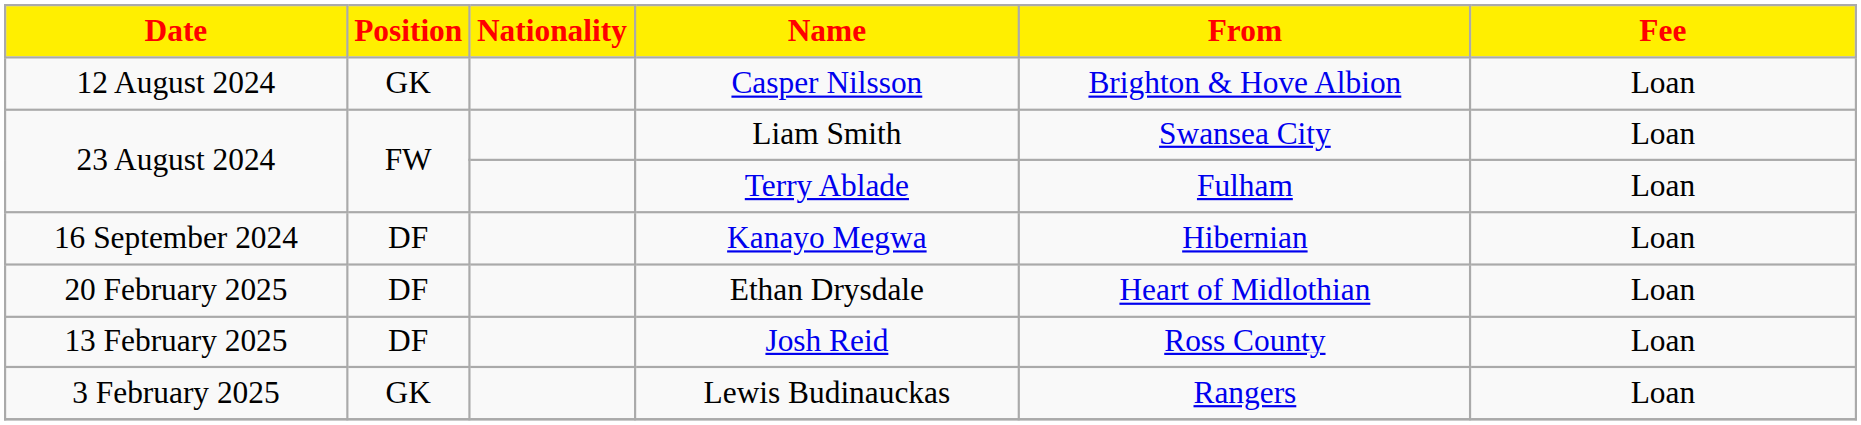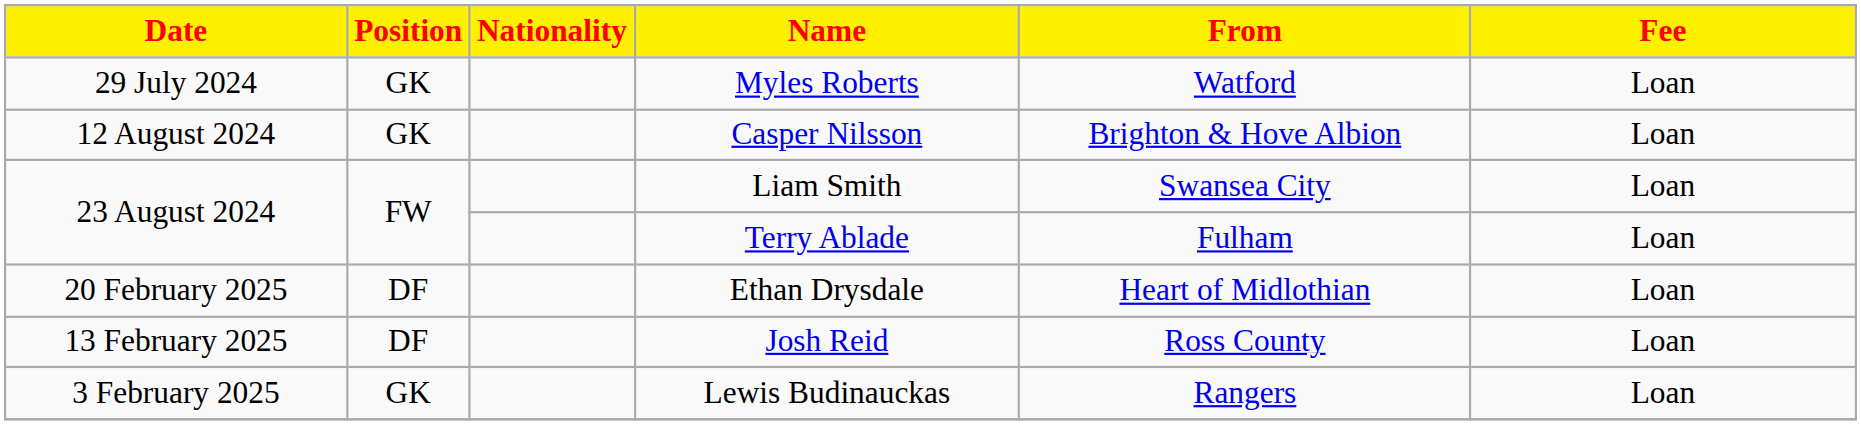+ row: (827, 82)
- row: (827, 237)
